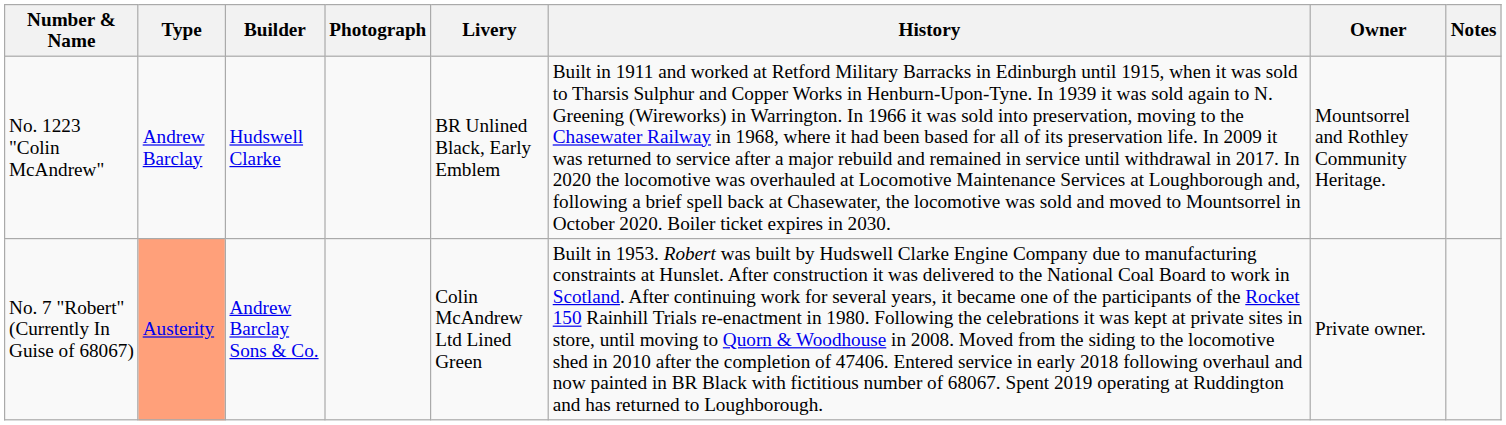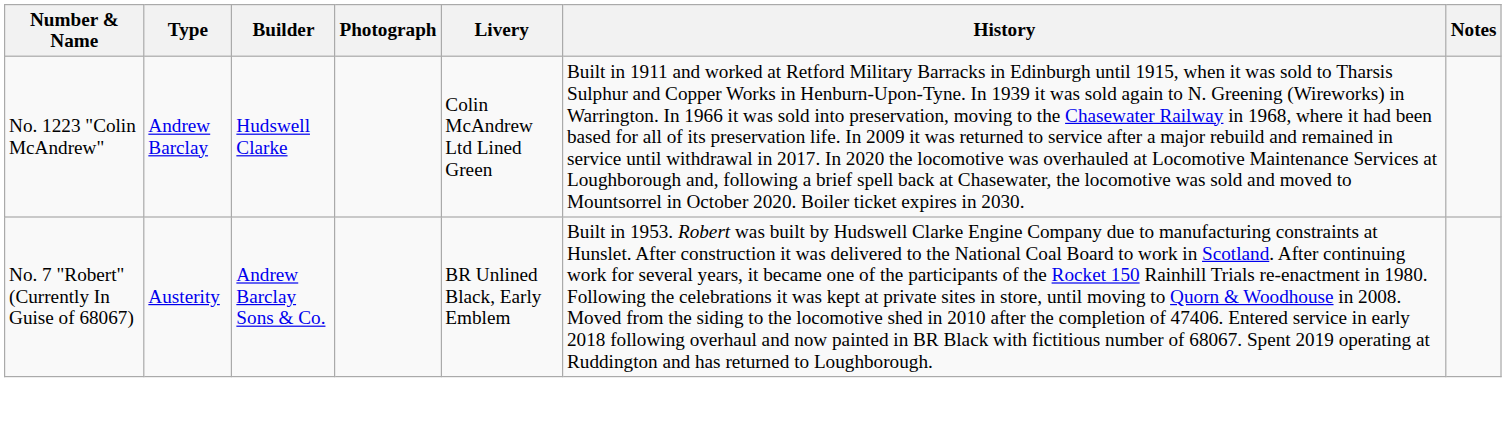- column: (1378, 30)
(483, 147) BR Unlined Black, Early Emblem -> (489, 136) Colin McAndrew Ltd Lined Green
(178, 329) lightsalmon background -> (184, 296) no background
(479, 329) Colin McAndrew Ltd Lined Green -> (493, 296) BR Unlined Black, Early Emblem
